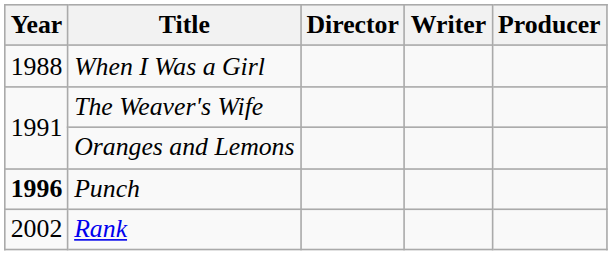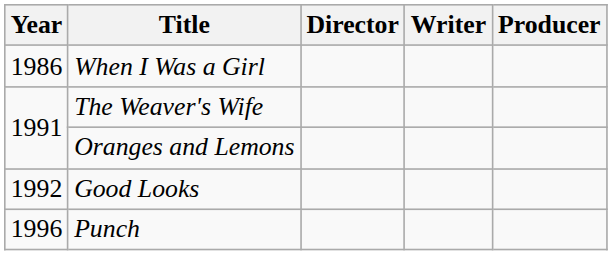(37, 65) 1988 -> (37, 65) 1986
+ row: (137, 188)
(37, 188) bold -> (37, 229) normal
- row: (101, 229)
